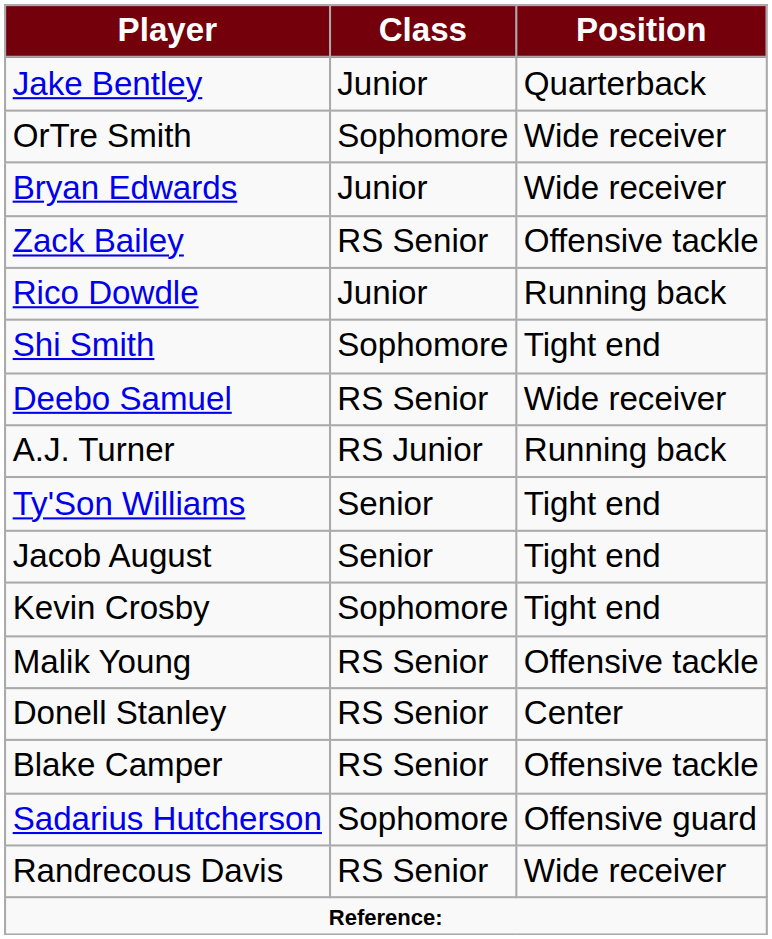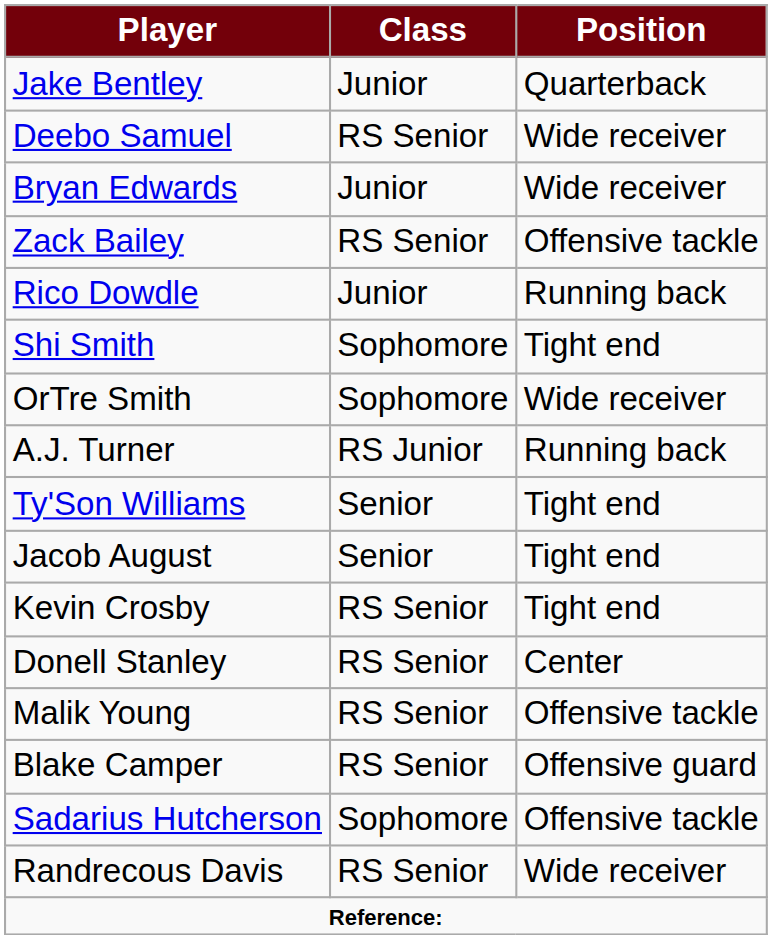rows swapped: (122, 398) <-> (102, 135)
(423, 608) Sophomore -> (413, 608) RS Senior
rows swapped: (102, 661) <-> (119, 713)
(641, 766) Offensive tackle -> (640, 766) Offensive guard
(640, 818) Offensive guard -> (641, 818) Offensive tackle
